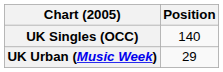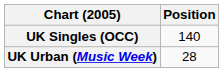(189, 57) 29 -> (189, 57) 28
